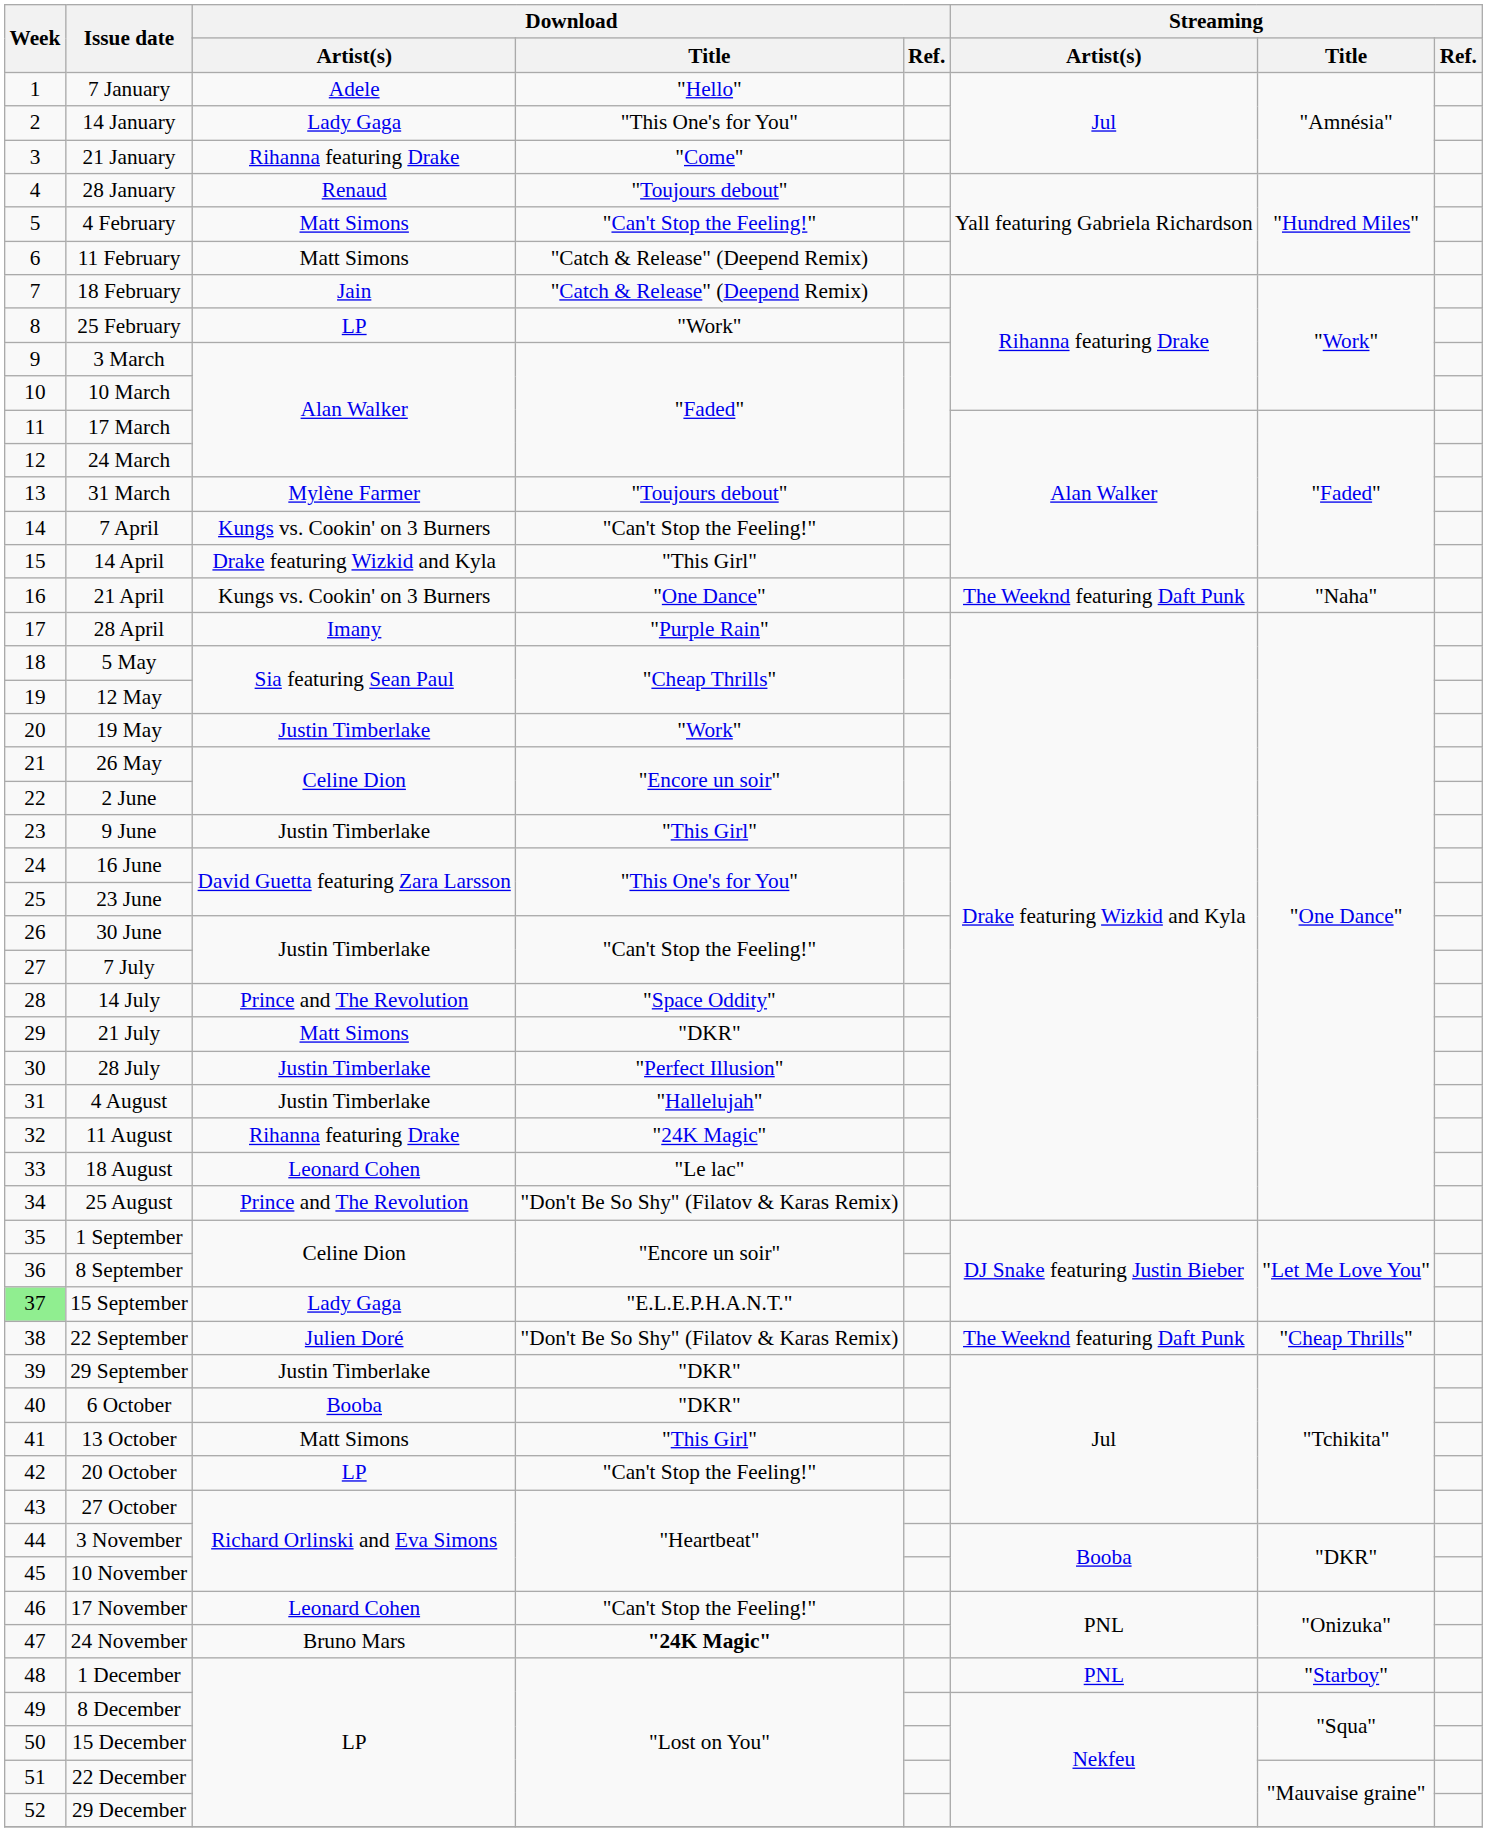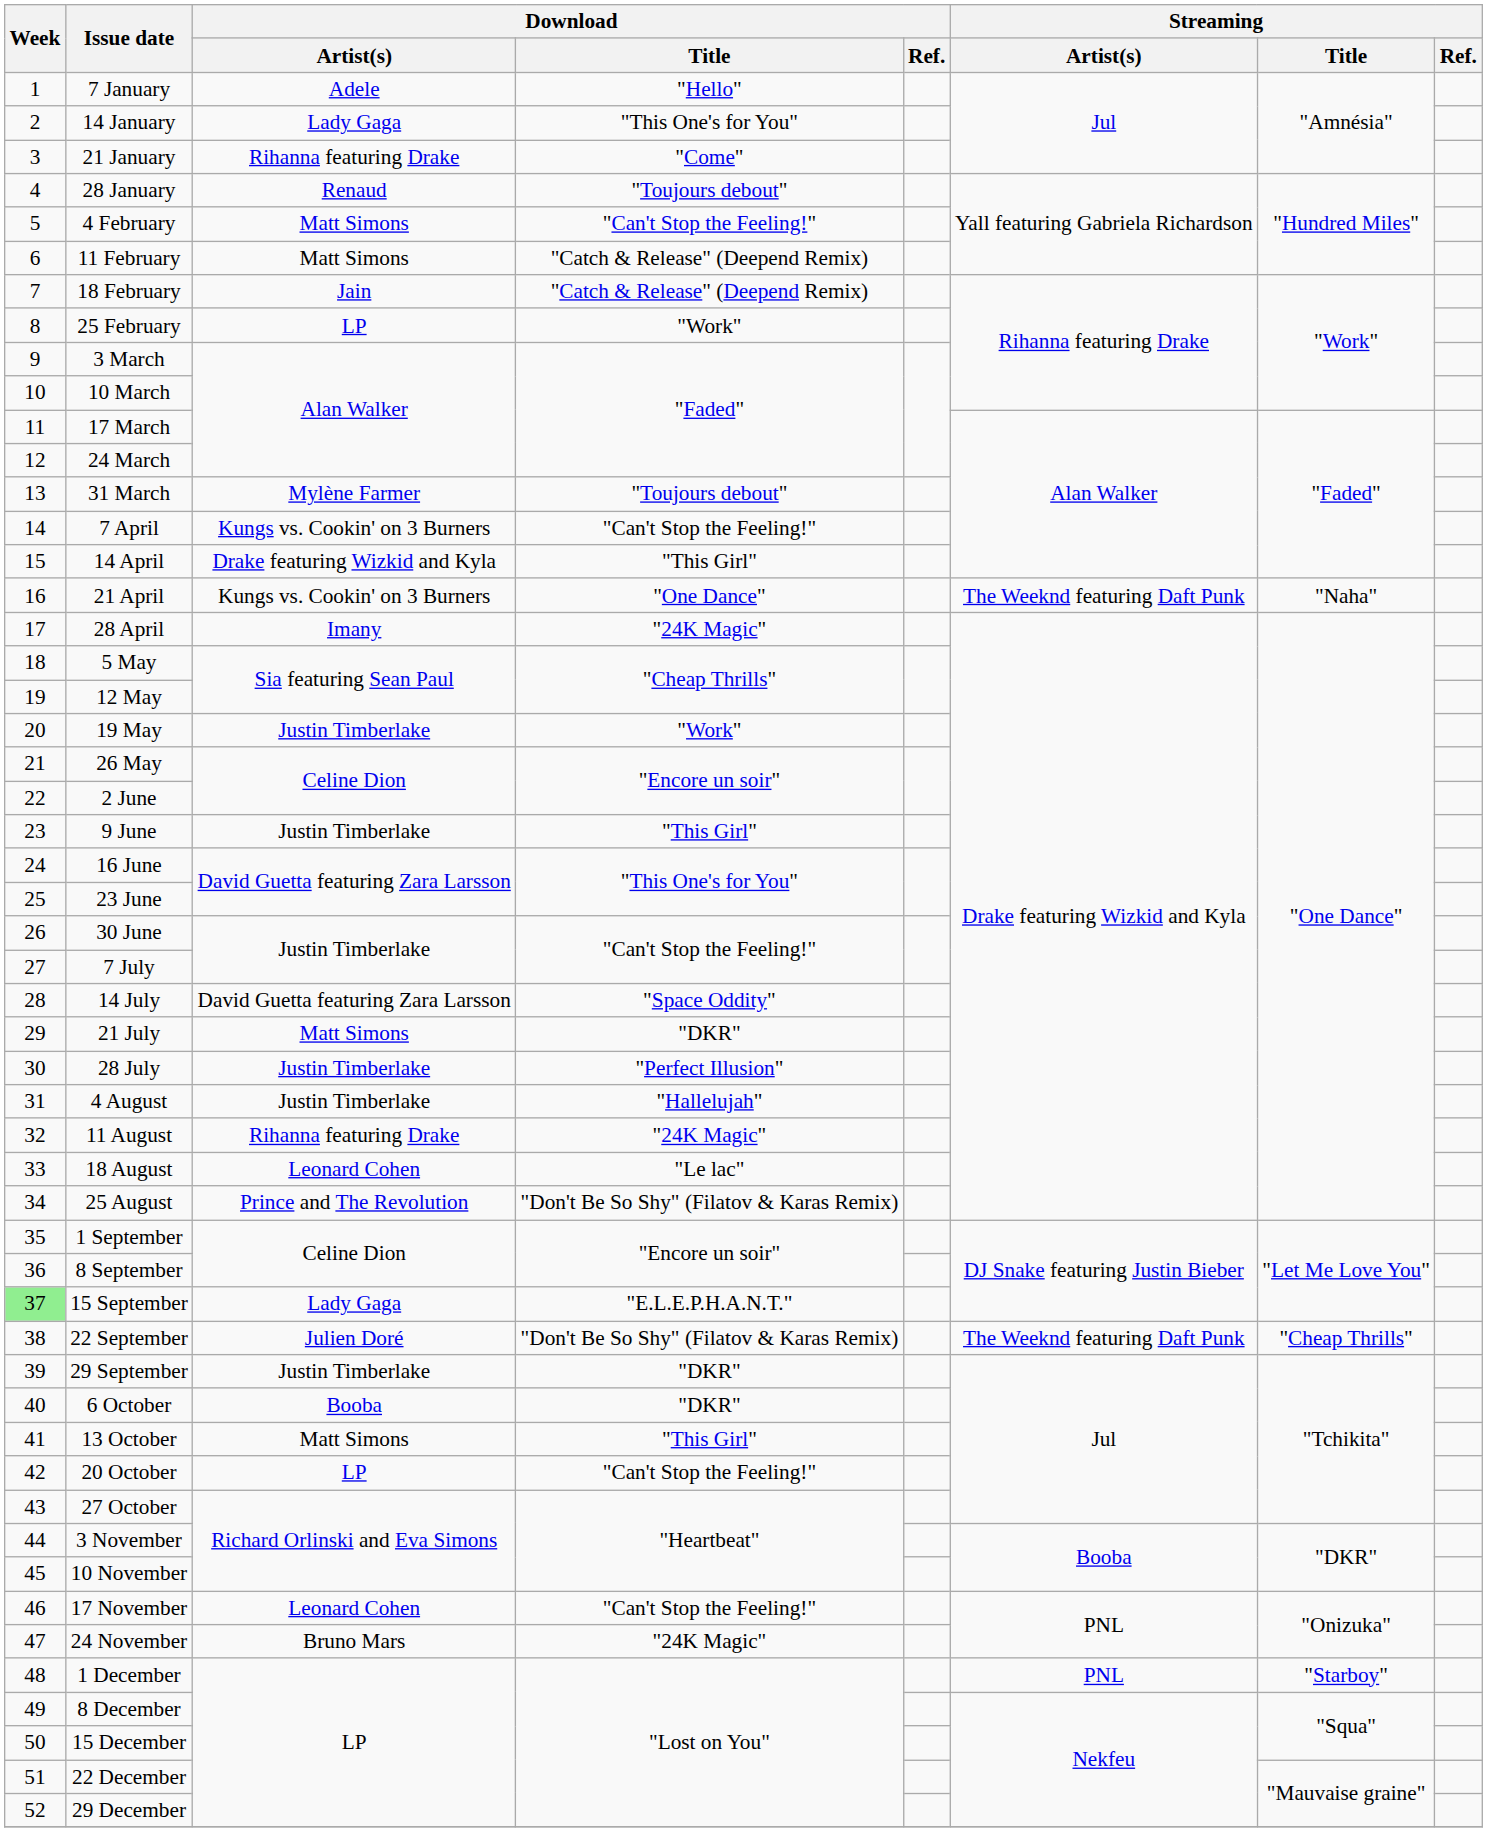(709, 628) "Purple Rain" -> (709, 628) "24K Magic"
(354, 1000) Prince and The Revolution -> (354, 1000) David Guetta featuring Zara Larsson
(709, 1641) bold -> (709, 1641) normal
